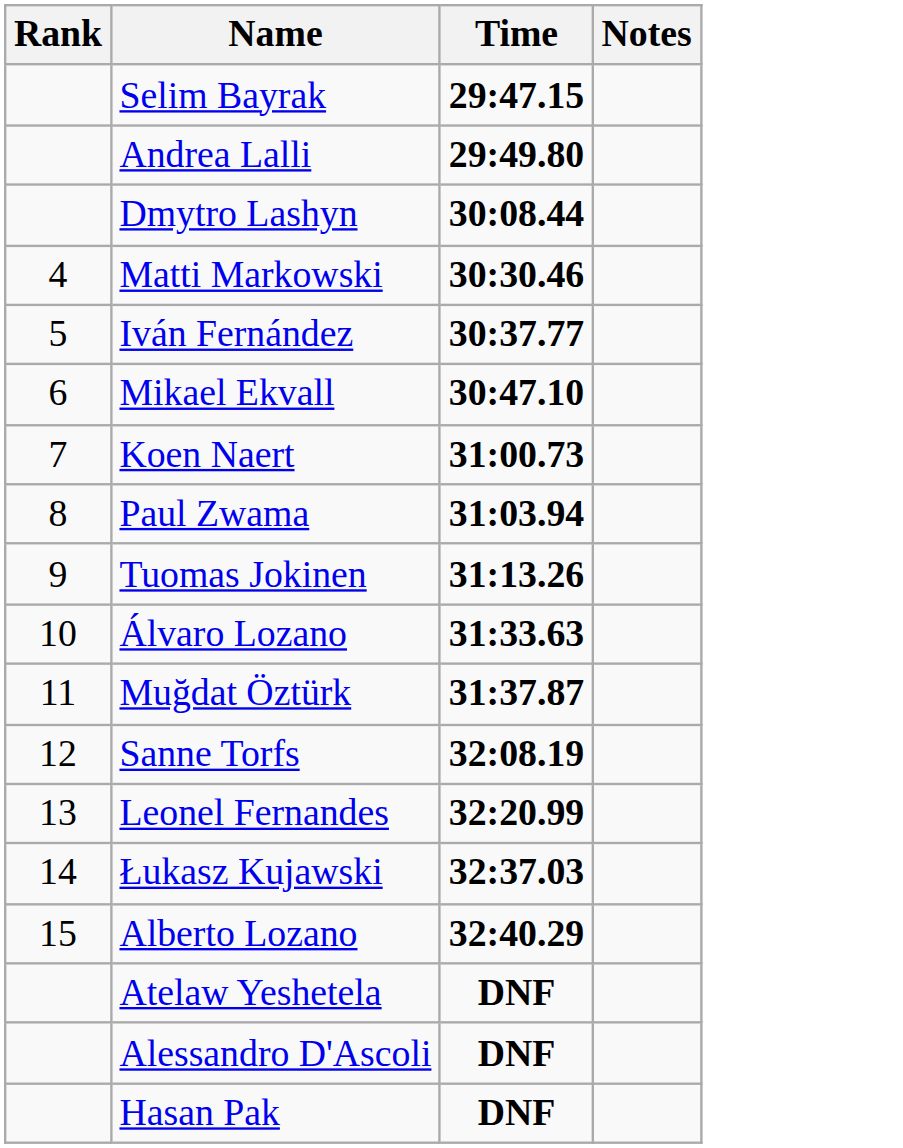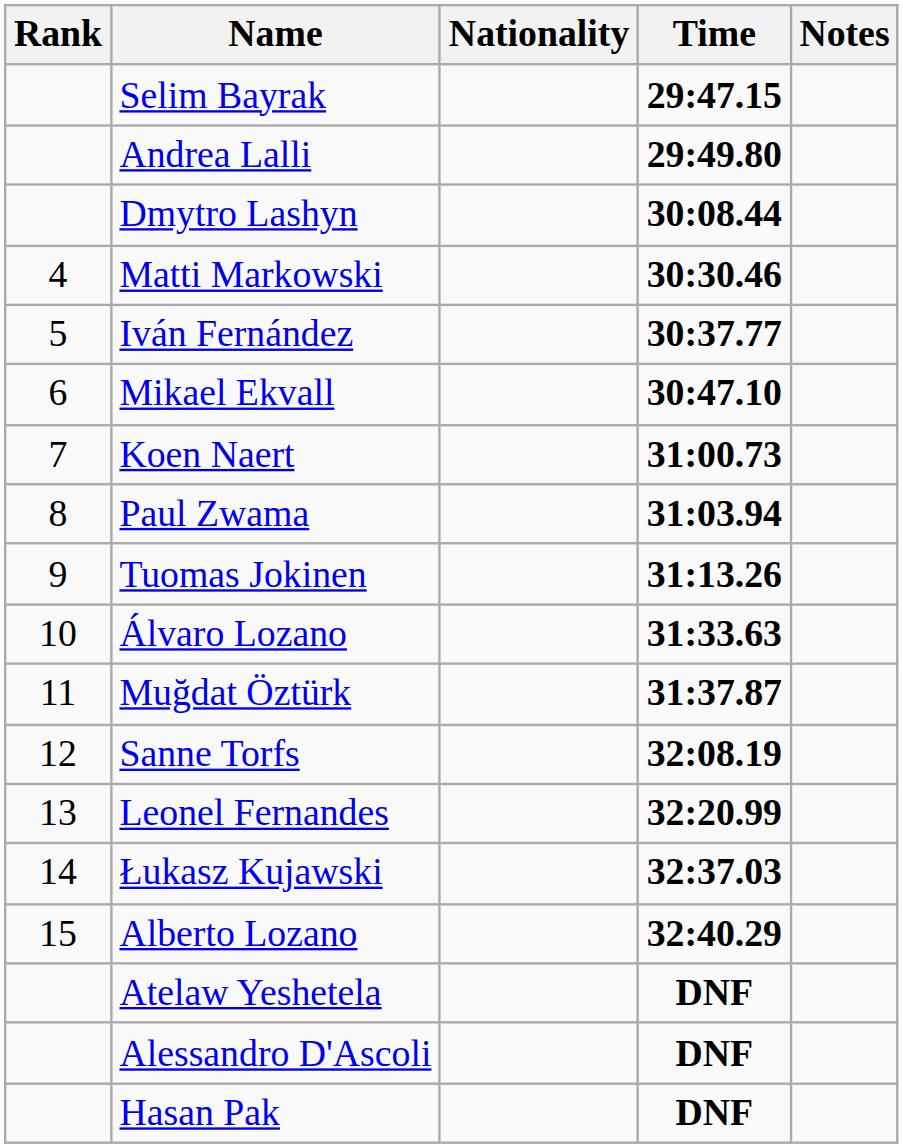+ column: (539, 34)
